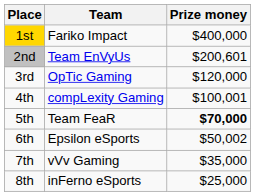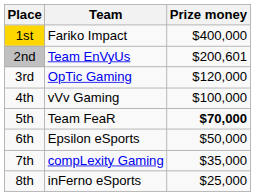(106, 98) compLexity Gaming -> (83, 98) vVv Gaming
(220, 98) $100,001 -> (220, 98) $100,000
(223, 139) $50,002 -> (223, 139) $50,000
(83, 160) vVv Gaming -> (106, 160) compLexity Gaming
